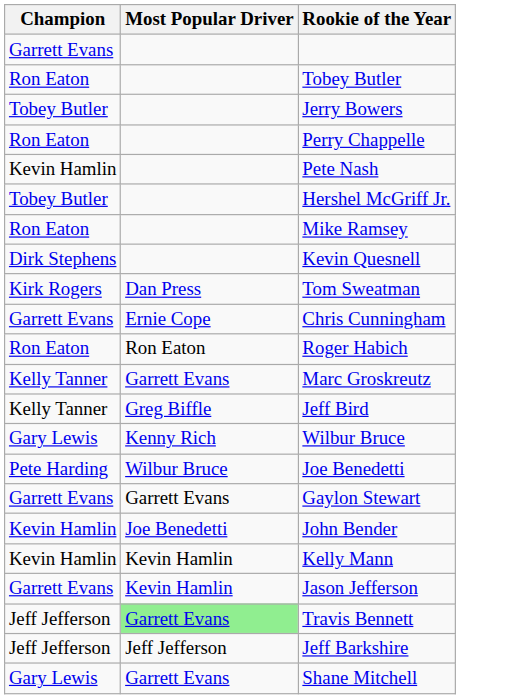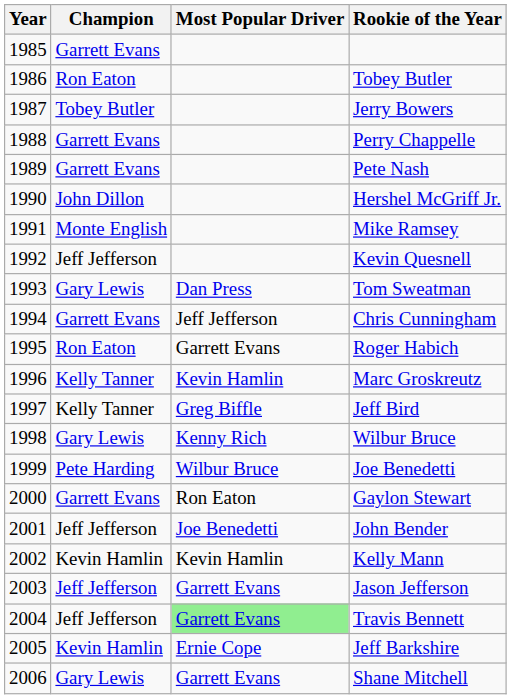+ column: (28, 19)
(49, 139) Ron Eaton -> (108, 139) Garrett Evans
(63, 169) Kevin Hamlin -> (108, 169) Garrett Evans
(58, 199) Tobey Butler -> (100, 199) John Dillon
(49, 229) Ron Eaton -> (111, 229) Monte English
(63, 259) Dirk Stephens -> (106, 259) Jeff Jefferson
(55, 288) Kirk Rogers -> (100, 288) Gary Lewis
(168, 318) Ernie Cope -> (227, 318) Jeff Jefferson
(165, 348) Ron Eaton -> (228, 348) Garrett Evans
(177, 378) Garrett Evans -> (230, 378) Kevin Hamlin
(177, 498) Garrett Evans -> (216, 498) Ron Eaton
(63, 528) Kevin Hamlin -> (106, 528) Jeff Jefferson
(61, 588) Garrett Evans -> (106, 588) Jeff Jefferson
(179, 588) Kevin Hamlin -> (228, 588) Garrett Evans
(60, 648) Jeff Jefferson -> (109, 648) Kevin Hamlin
(176, 648) Jeff Jefferson -> (219, 648) Ernie Cope
